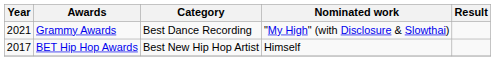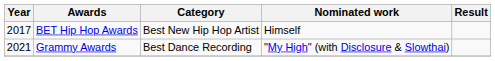rows swapped: (87, 47) <-> (76, 30)
